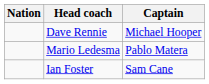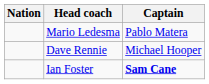rows swapped: (83, 50) <-> (77, 32)
(149, 69) normal -> (151, 69) bold
